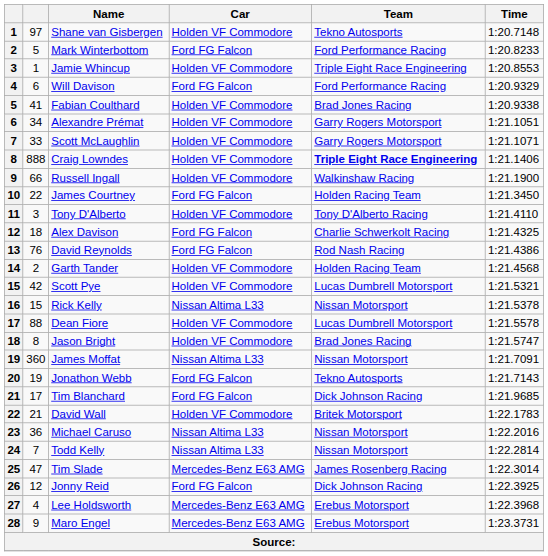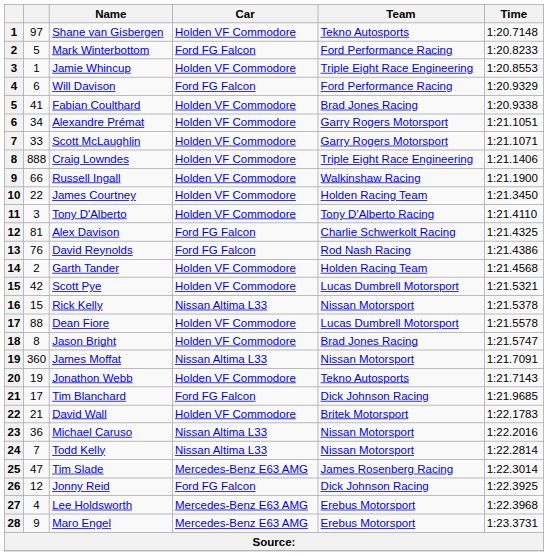(396, 159) bold -> (397, 159) normal
(212, 196) Ford FG Falcon -> (235, 196) Holden VF Commodore
(36, 232) 18 -> (36, 232) 81
(212, 378) Ford FG Falcon -> (235, 378) Holden VF Commodore
